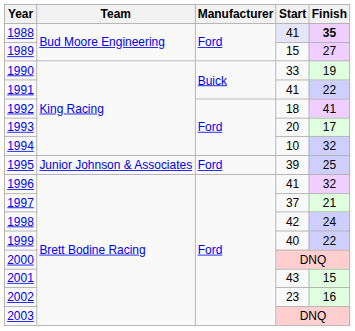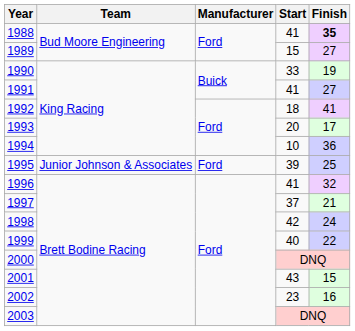(293, 33) lavender background -> (293, 33) no background
(329, 90) 22 -> (329, 90) 27
(329, 146) 32 -> (329, 146) 36
